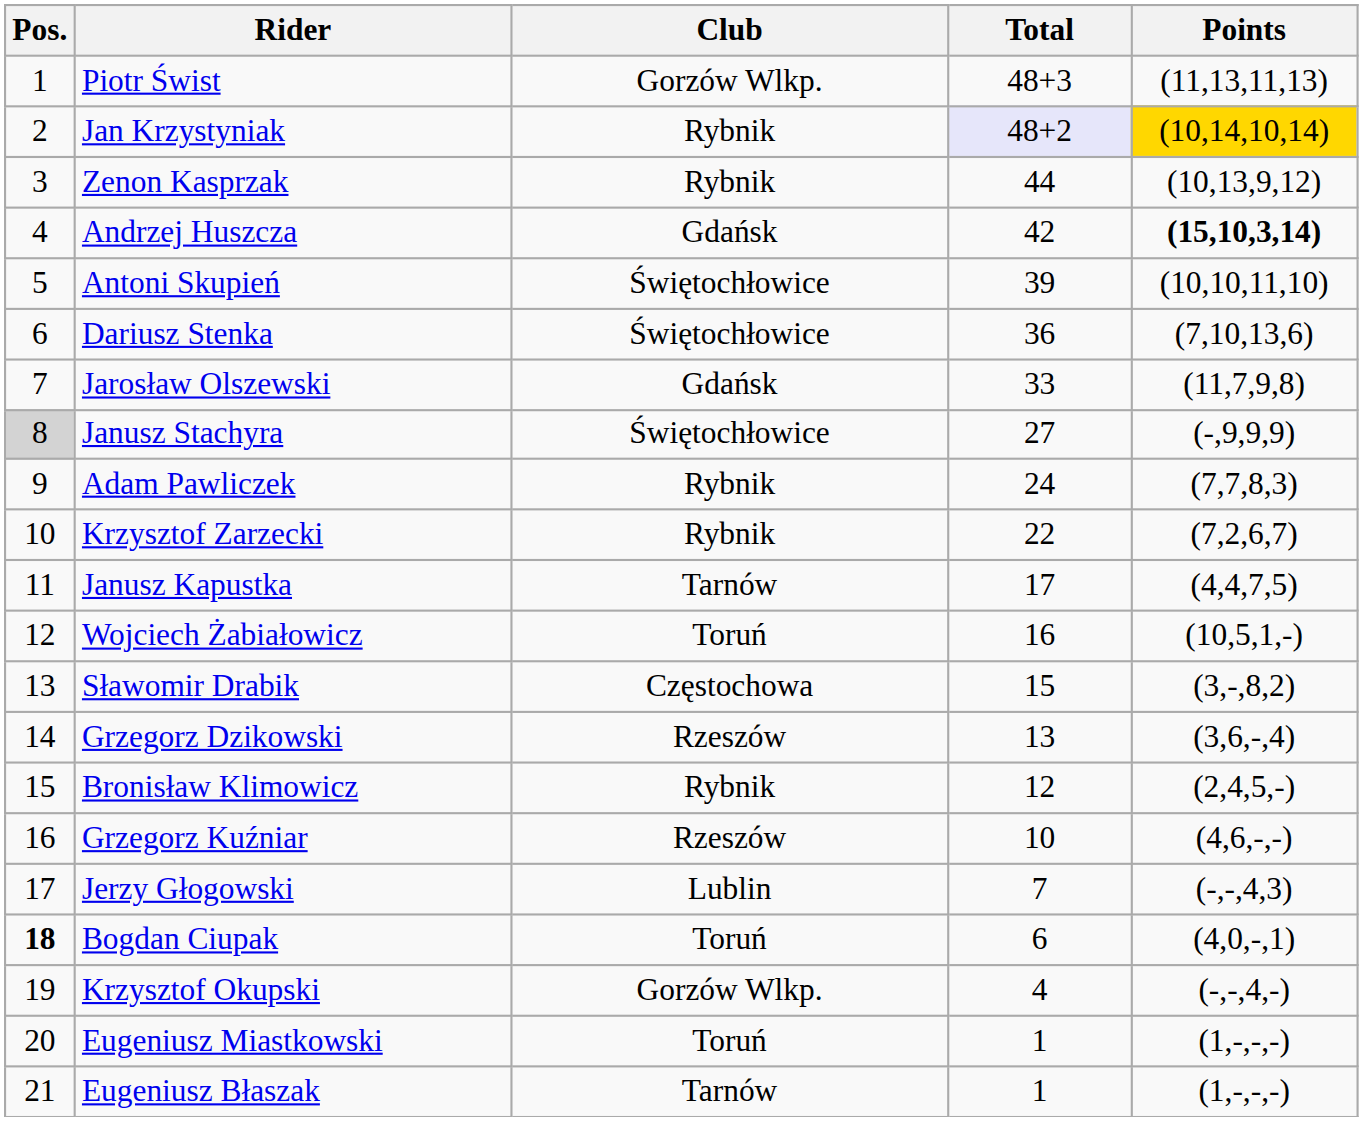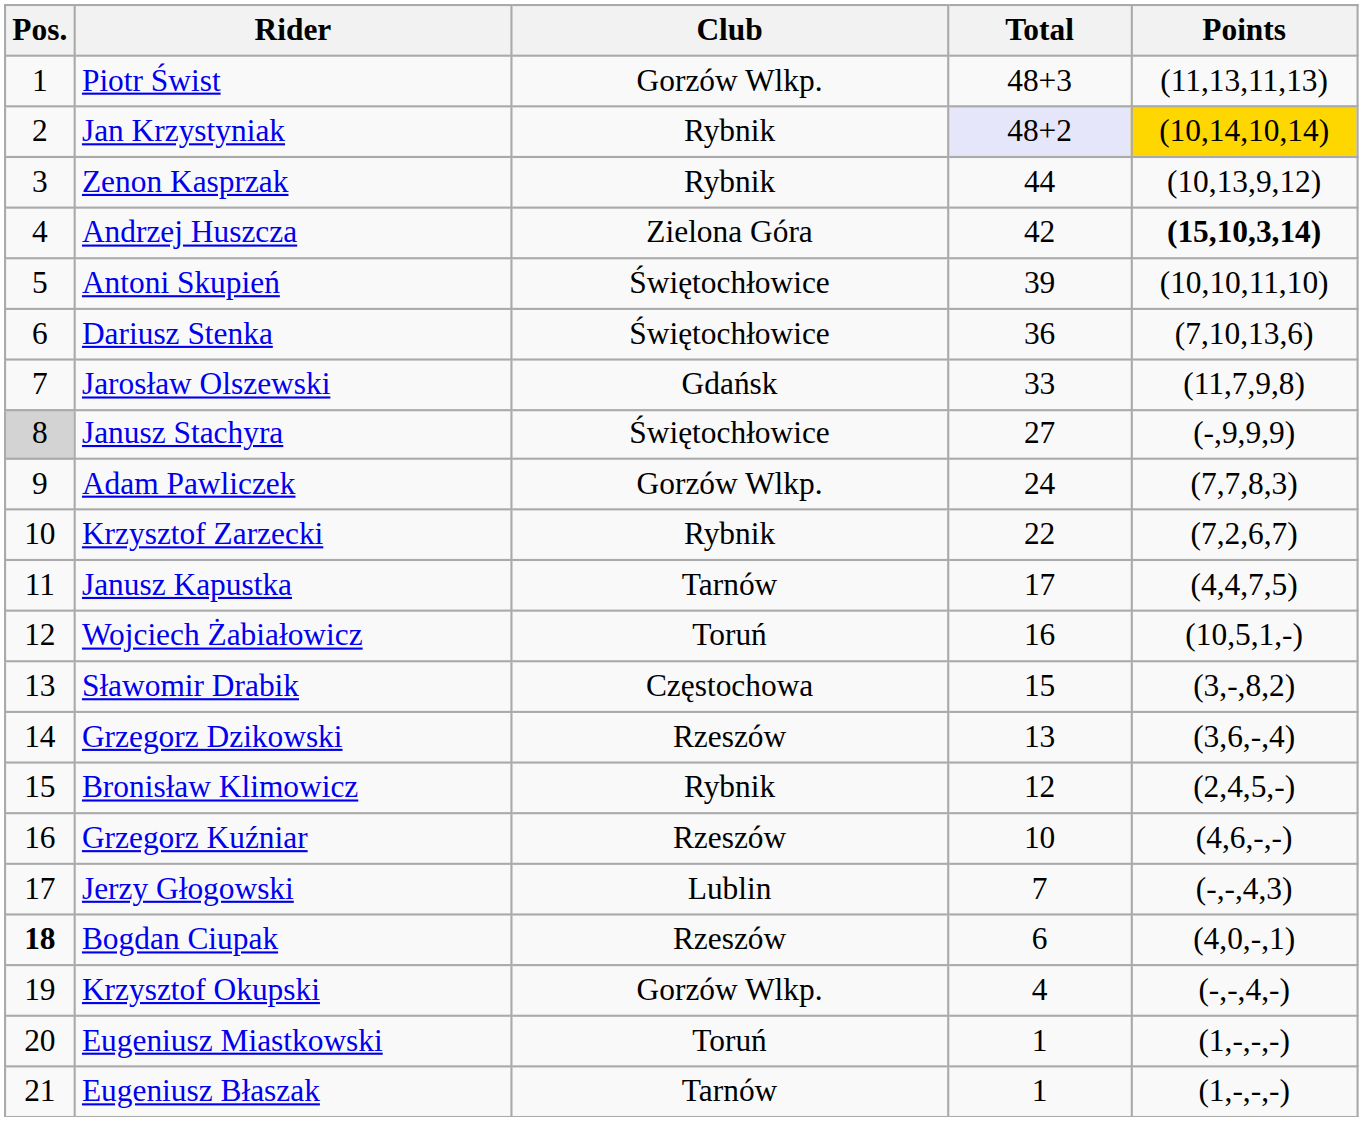(730, 231) Gdańsk -> (730, 231) Zielona Góra
(730, 484) Rybnik -> (730, 484) Gorzów Wlkp.
(730, 938) Toruń -> (730, 938) Rzeszów
